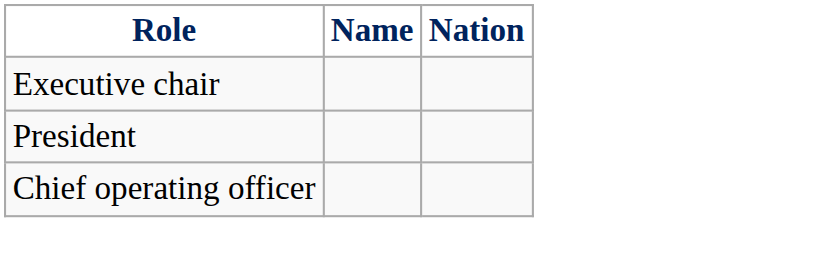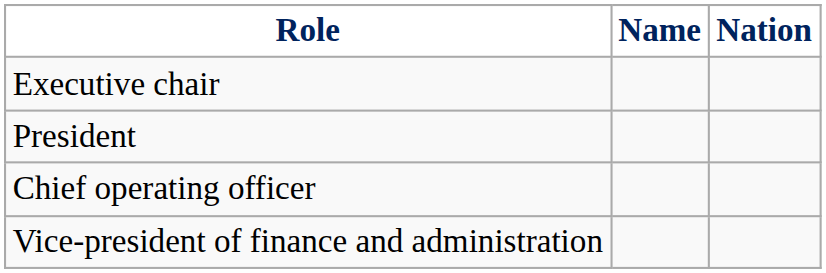+ row: (308, 240)
